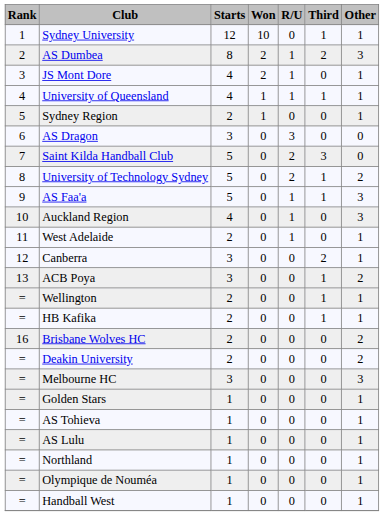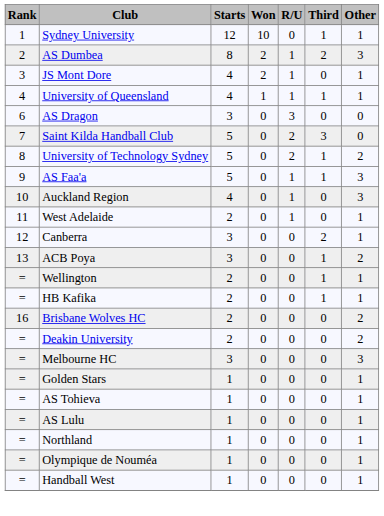- row: (80, 115)
